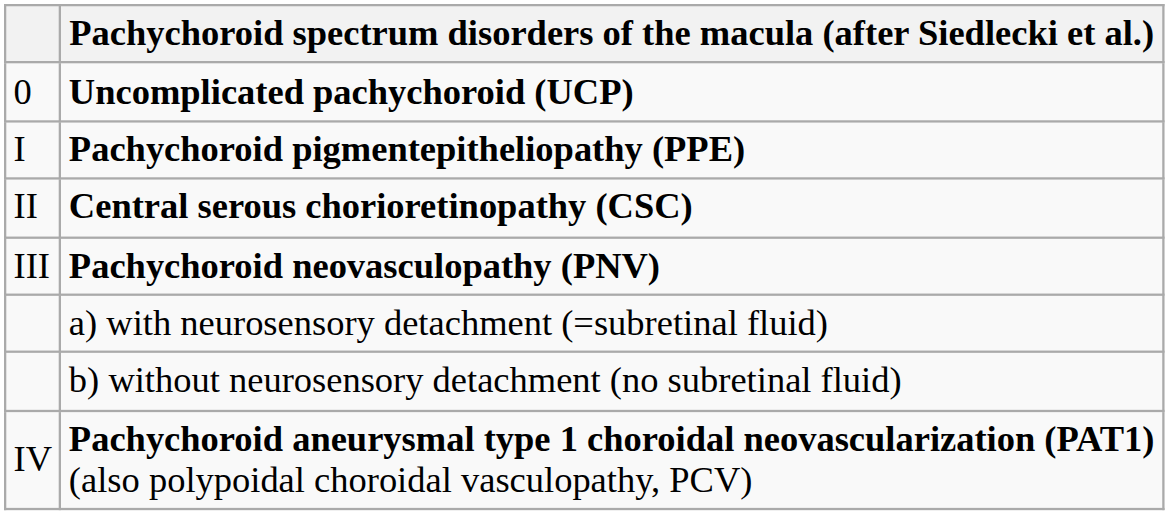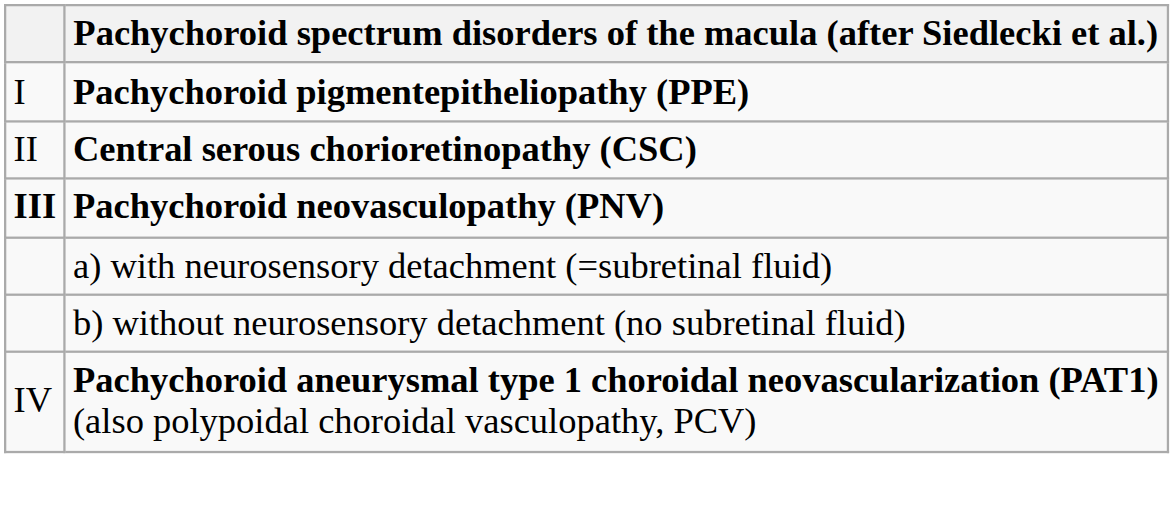- row: (351, 91)
(32, 264) normal -> (35, 206) bold
